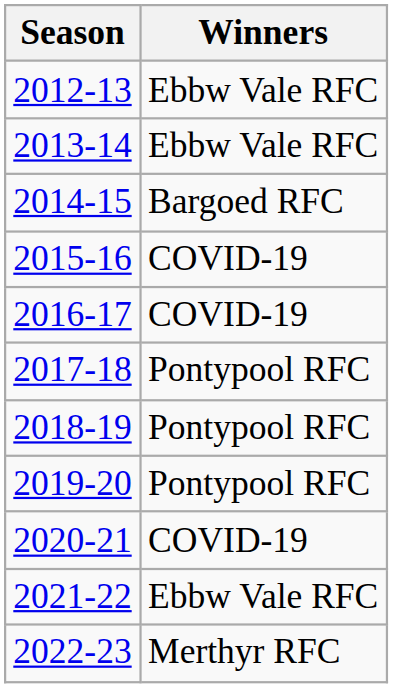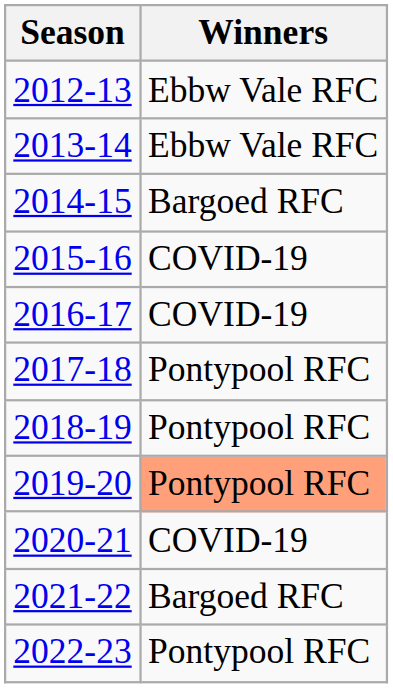(259, 483) no background -> (259, 483) lightsalmon background
(263, 595) Ebbw Vale RFC -> (246, 595) Bargoed RFC
(244, 652) Merthyr RFC -> (259, 652) Pontypool RFC
